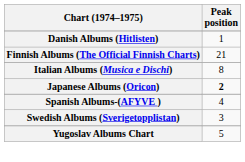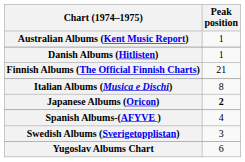+ row: (103, 39)
(221, 133) 5 -> (221, 149) 6
